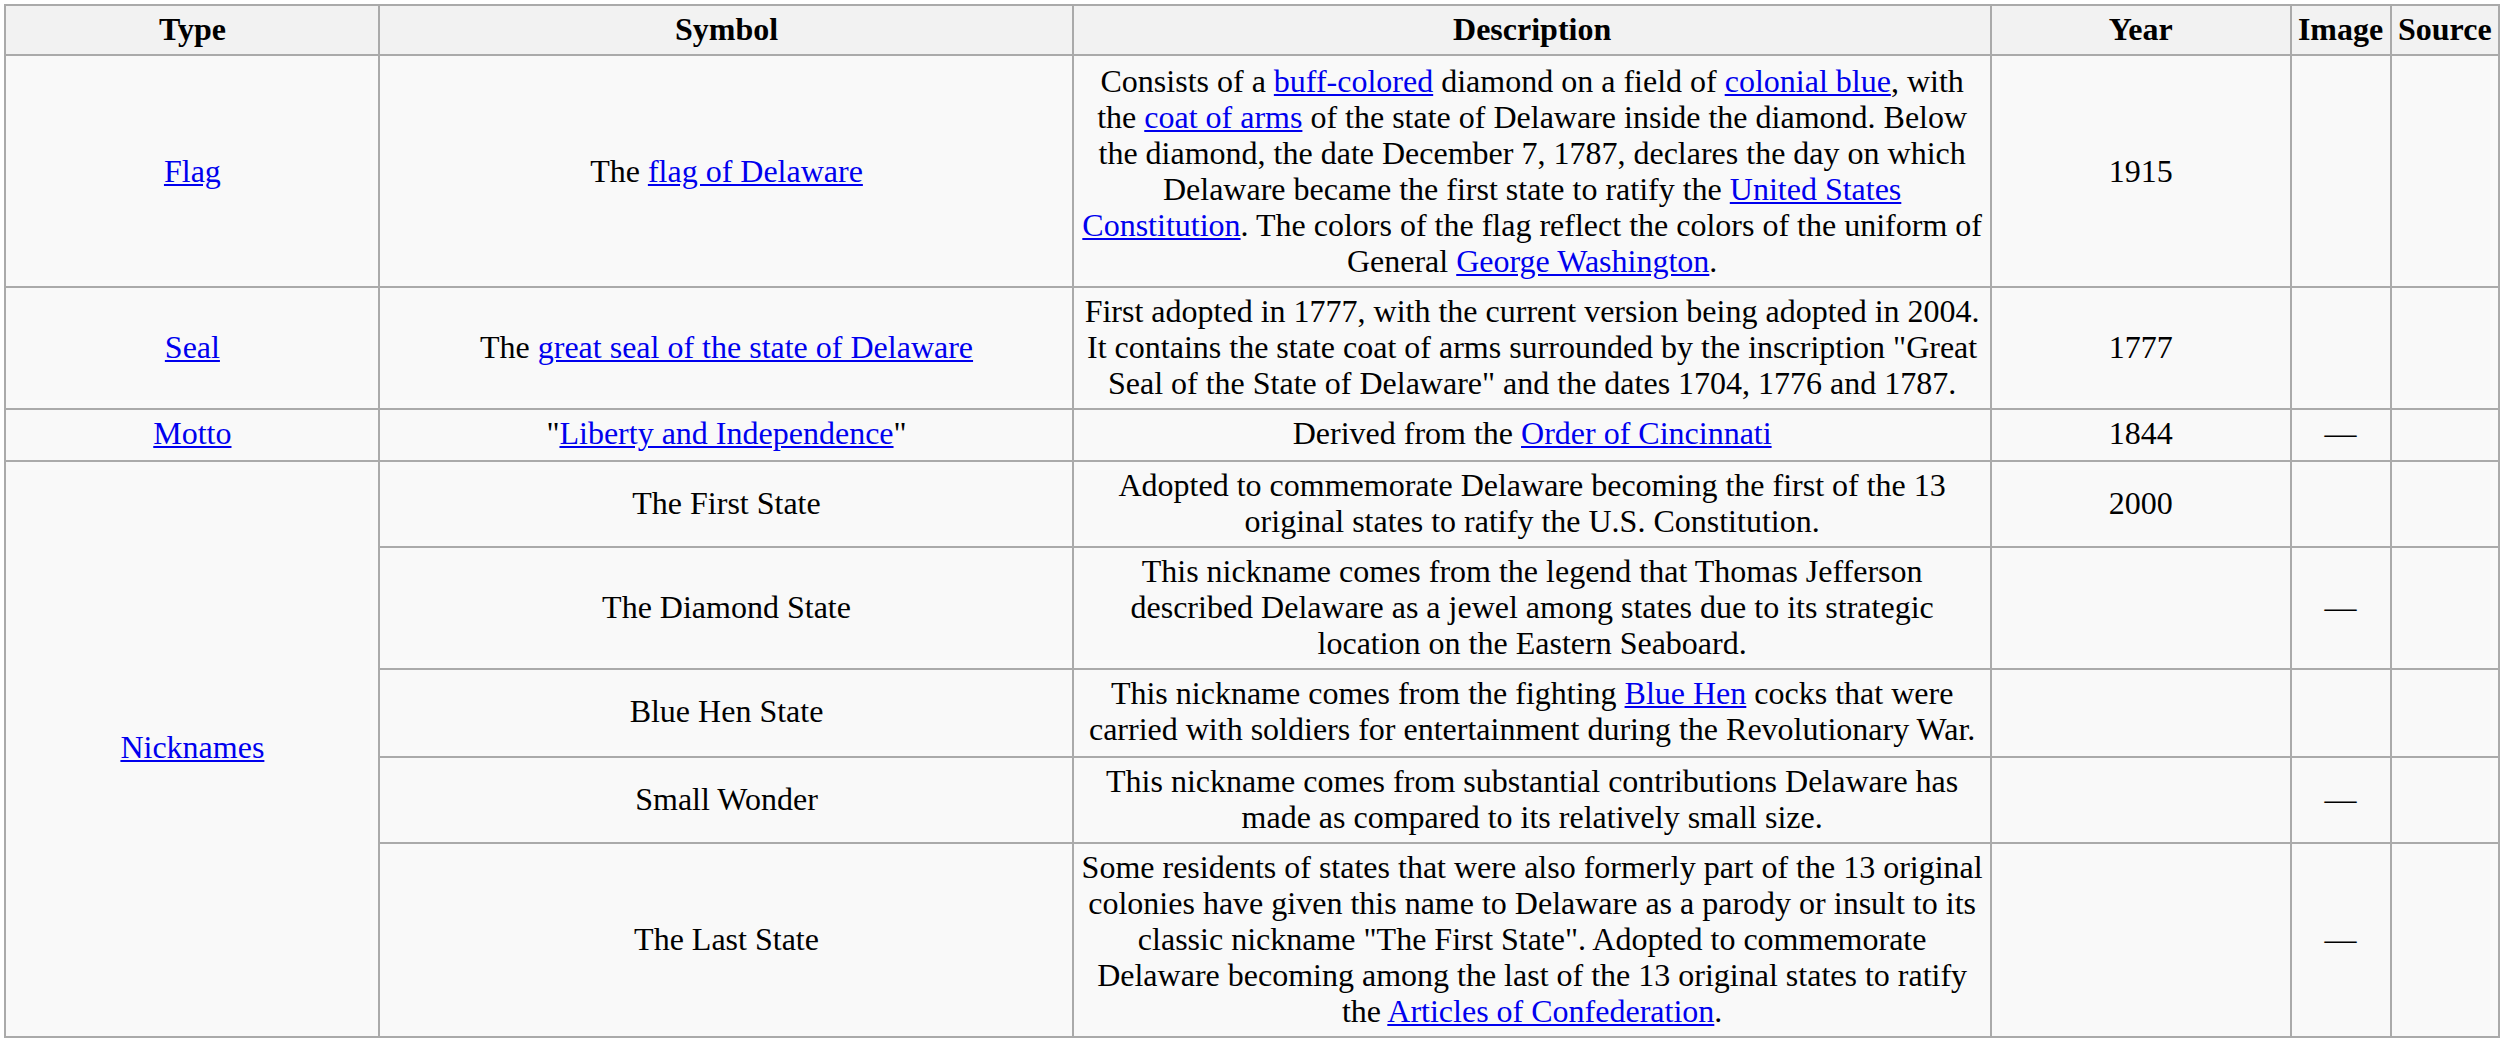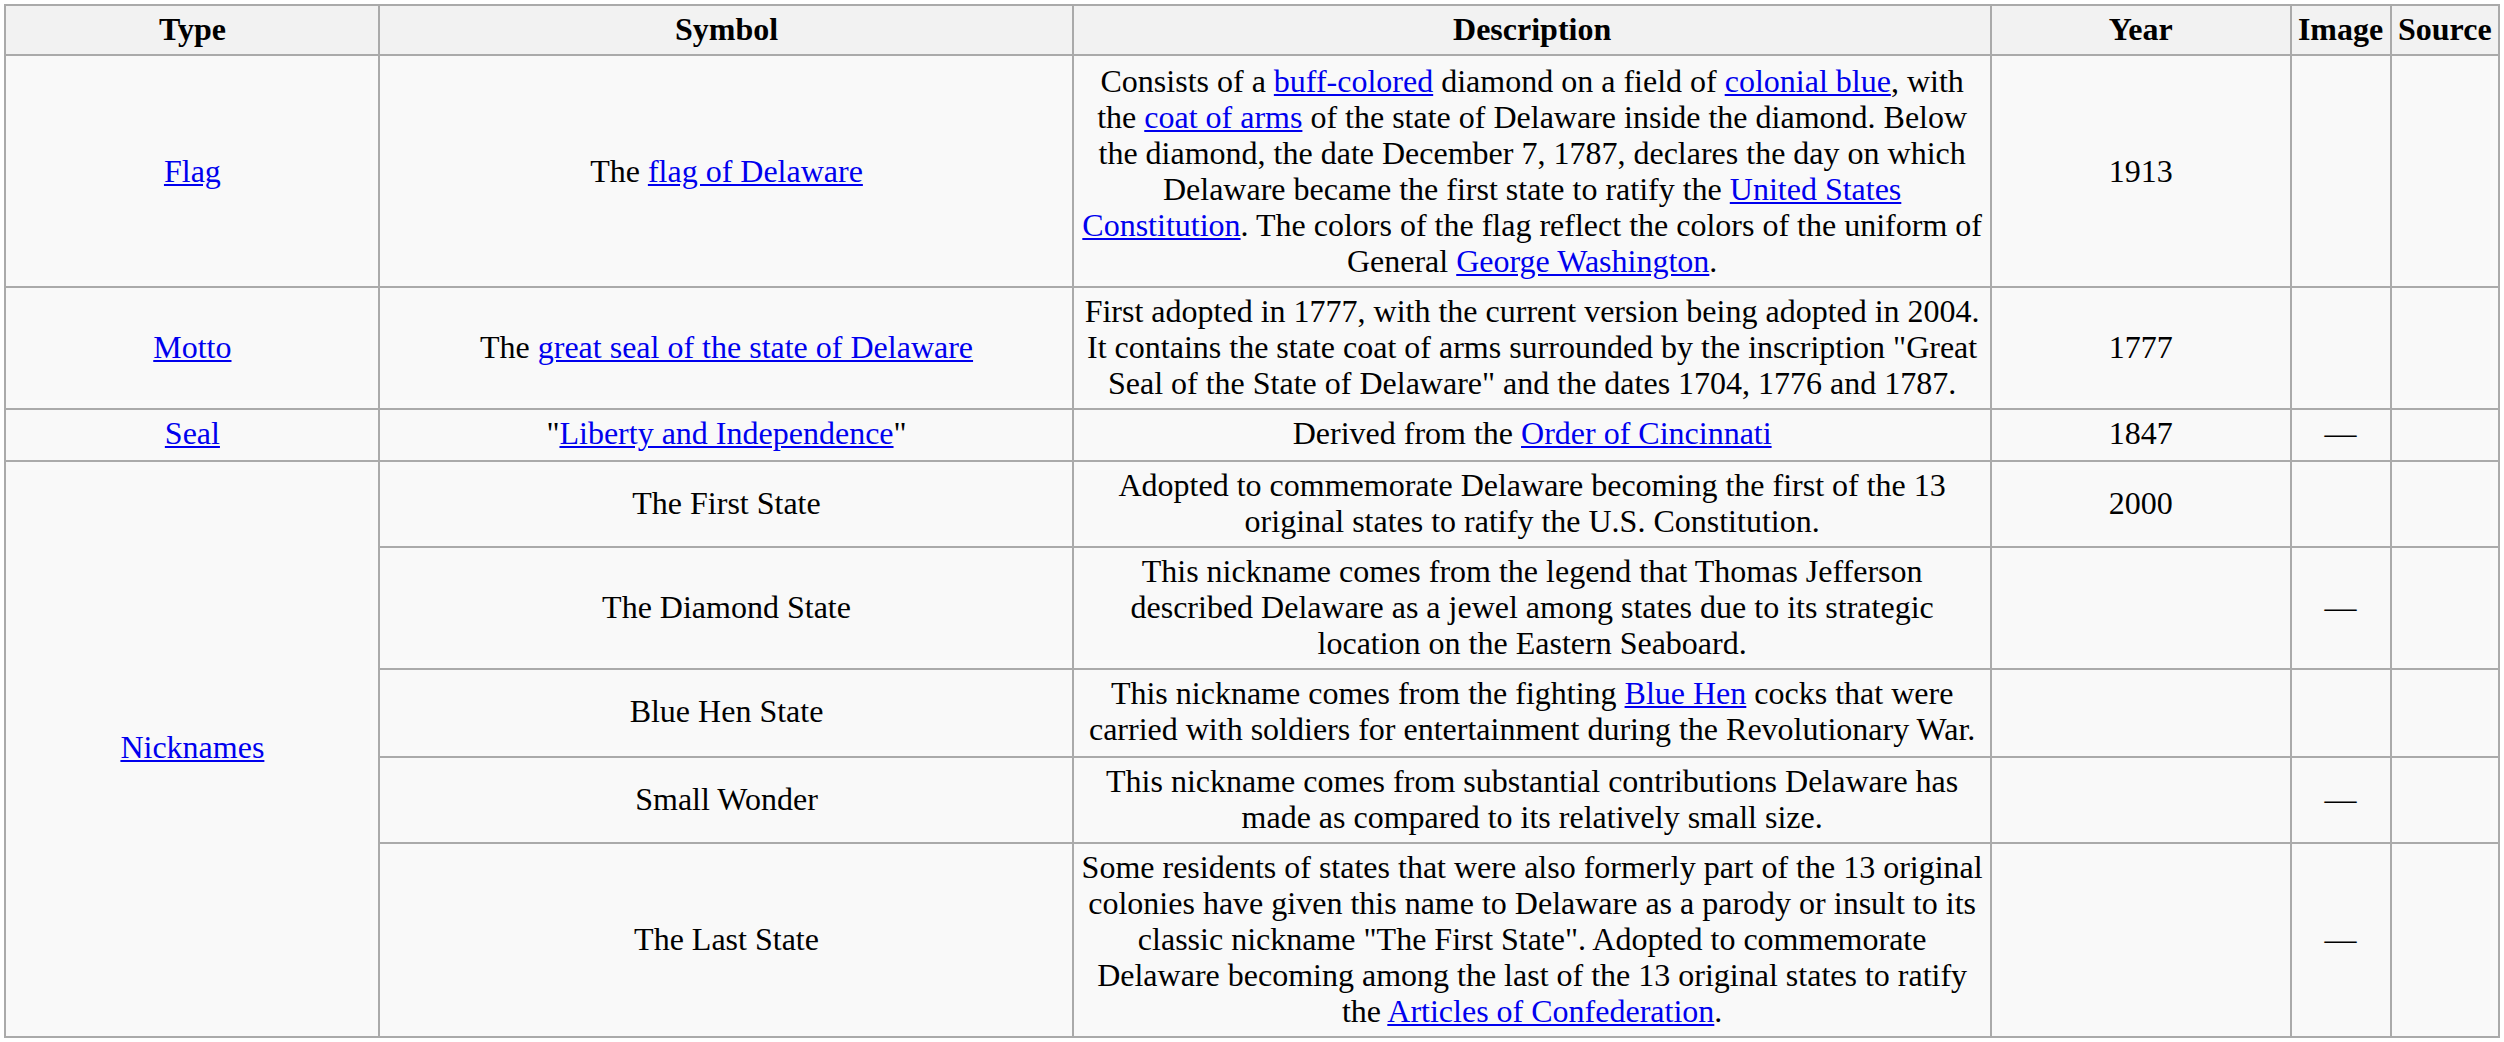(2141, 170) 1915 -> (2141, 170) 1913
(192, 347) Seal -> (192, 347) Motto
(192, 434) Motto -> (192, 434) Seal
(2141, 434) 1844 -> (2141, 434) 1847
